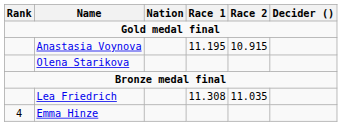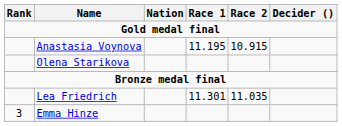(207, 96) 11.308 -> (207, 96) 11.301
(19, 113) 4 -> (19, 113) 3
